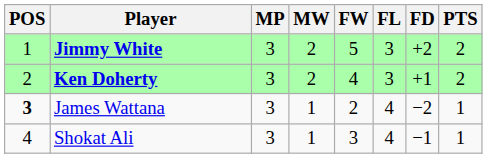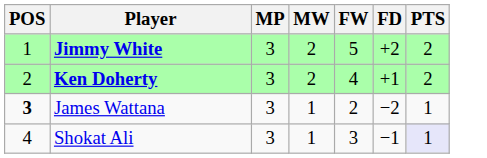- column: (389, 19)
(460, 138) no background -> (428, 138) lavender background
